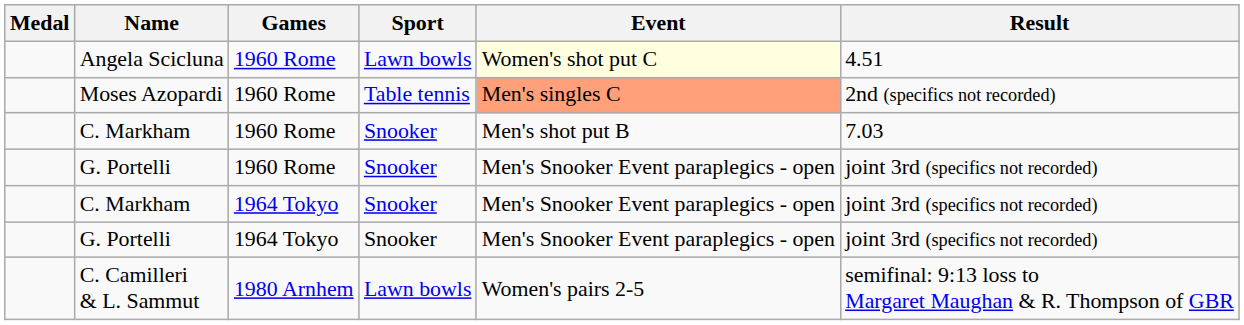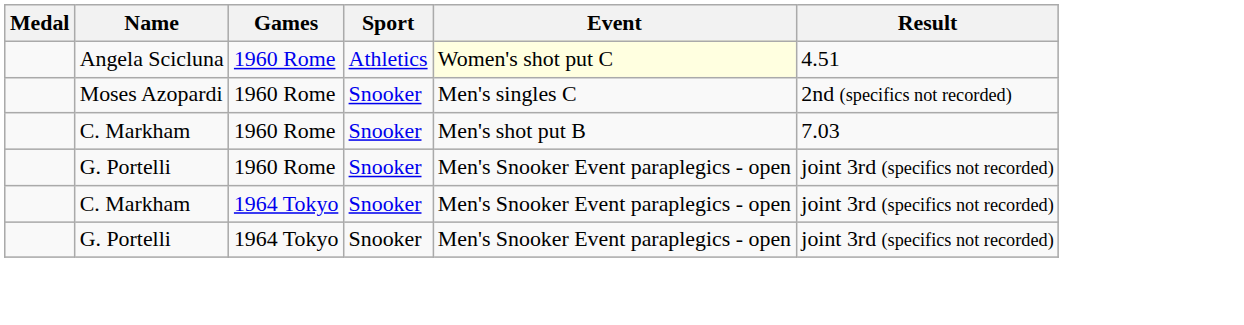(418, 59) Lawn bowls -> (388, 59) Athletics
(417, 95) Table tennis -> (385, 95) Snooker
(551, 95) lightsalmon background -> (507, 95) no background
- row: (140, 288)
